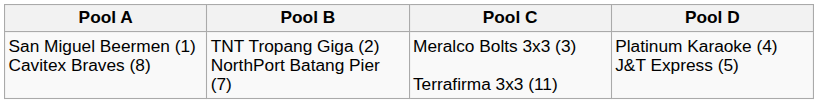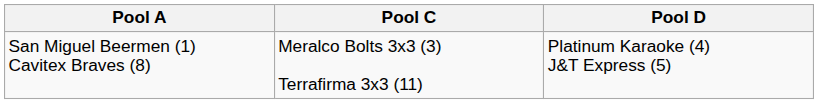- column: (308, 18)
